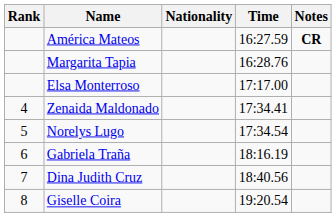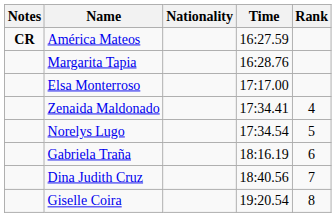columns swapped: (24, 16) <-> (311, 16)
